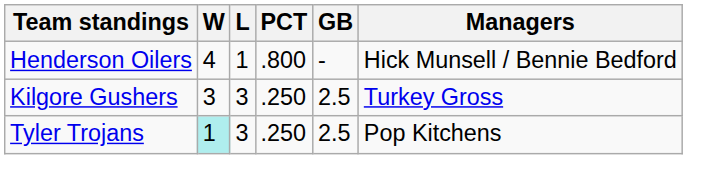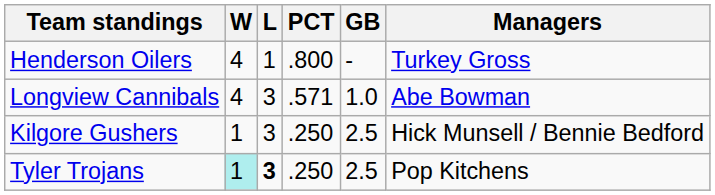(520, 60) Hick Munsell / Bennie Bedford -> (461, 60) Turkey Gross
+ row: (115, 97)
(209, 97) 3 -> (236, 134) 1
(433, 97) Turkey Gross -> (548, 134) Hick Munsell / Bennie Bedford
(242, 134) normal -> (269, 171) bold
